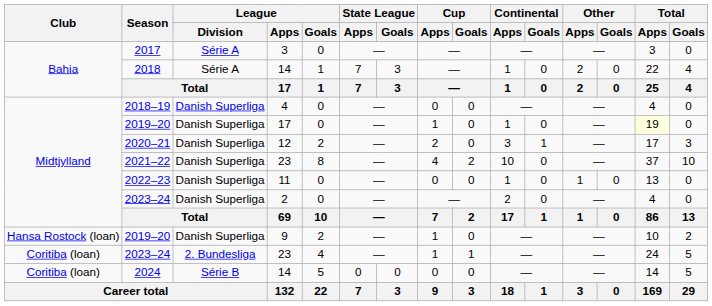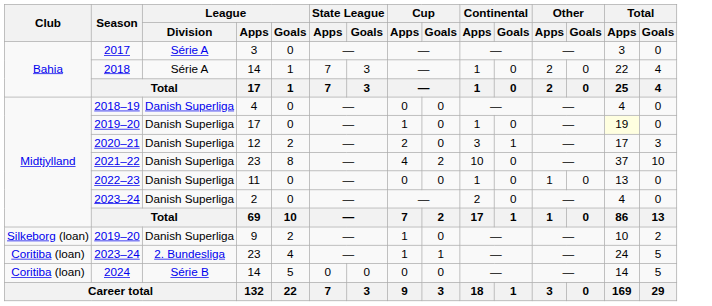(63, 236) Hansa Rostock (loan) -> (48, 236) Silkeborg (loan)
